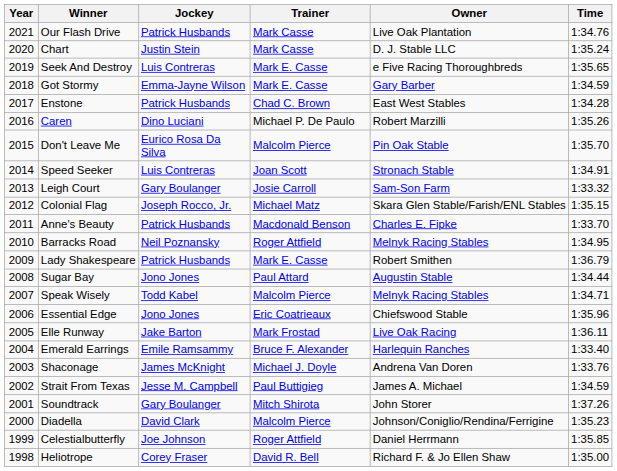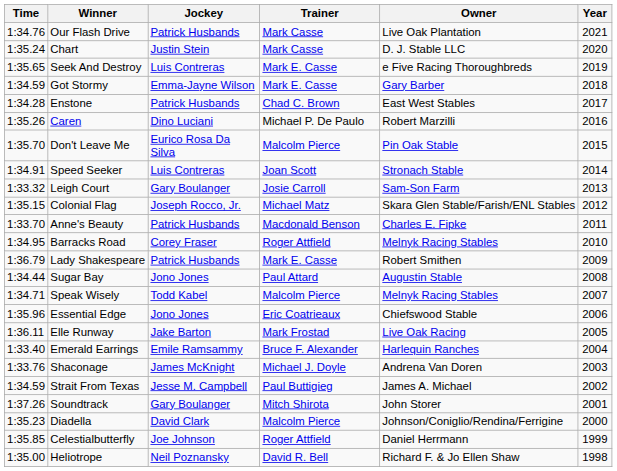columns swapped: (21, 14) <-> (590, 14)
(180, 242) Neil Poznansky -> (184, 242) Corey Fraser
(174, 458) Corey Fraser -> (190, 458) Neil Poznansky
